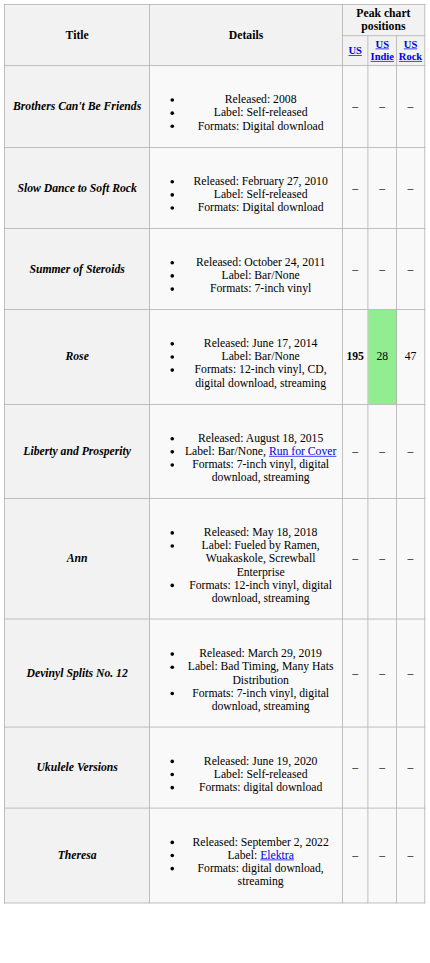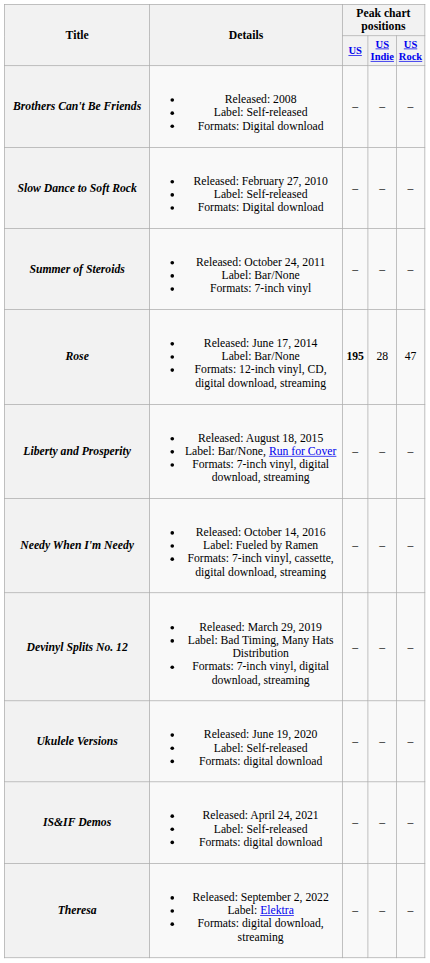(382, 357) lightgreen background -> (382, 357) no background
+ row: (77, 545)
- row: (77, 559)
+ row: (77, 822)
